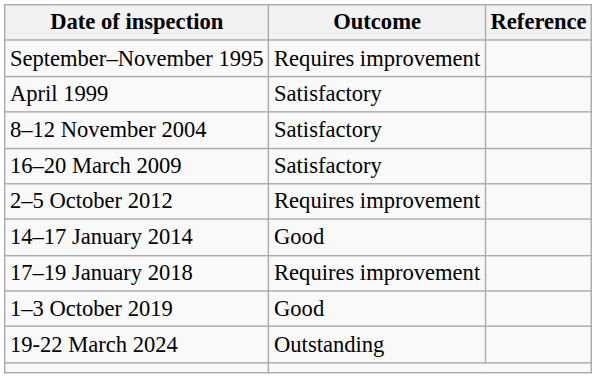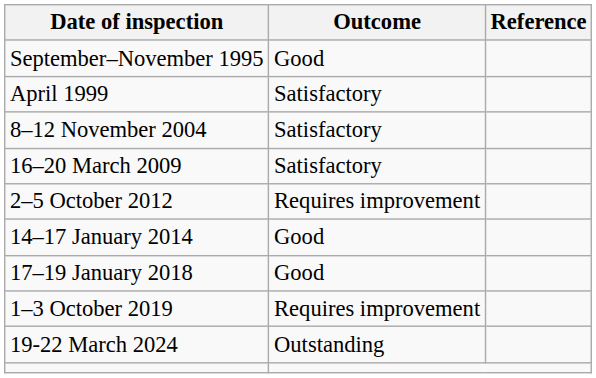(377, 58) Requires improvement -> (299, 58) Good
(377, 272) Requires improvement -> (299, 272) Good
(299, 308) Good -> (377, 308) Requires improvement
